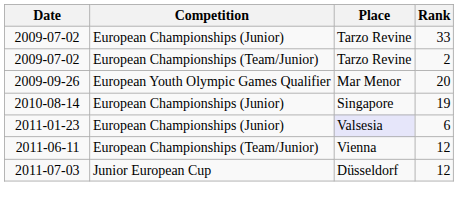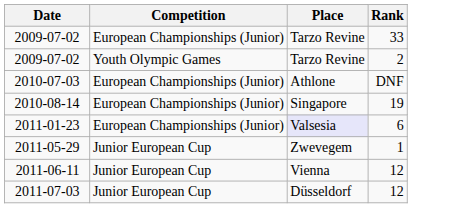(206, 59) European Championships (Team/Junior) -> (157, 59) Youth Olympic Games
- row: (47, 81)
+ row: (47, 81)
+ row: (47, 147)
(206, 147) European Championships (Team/Junior) -> (152, 170) Junior European Cup
